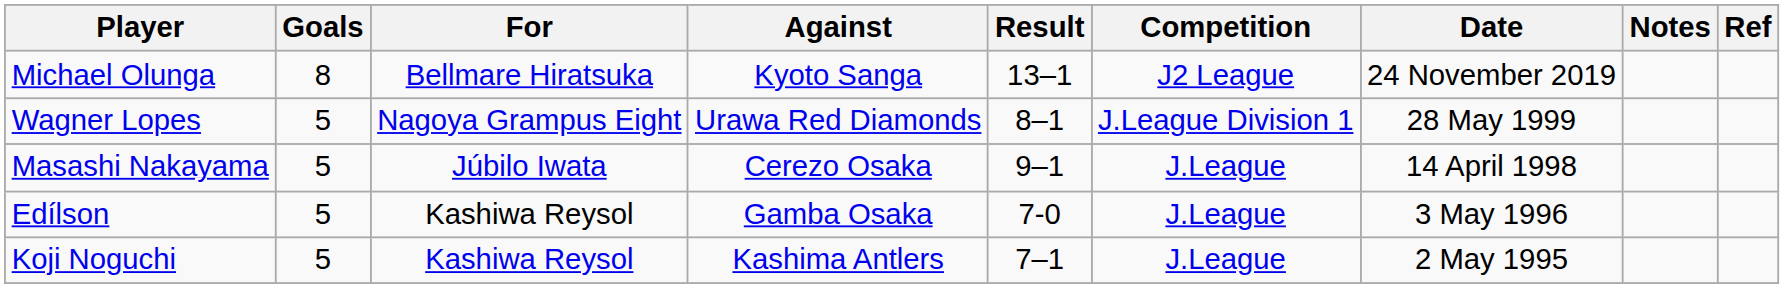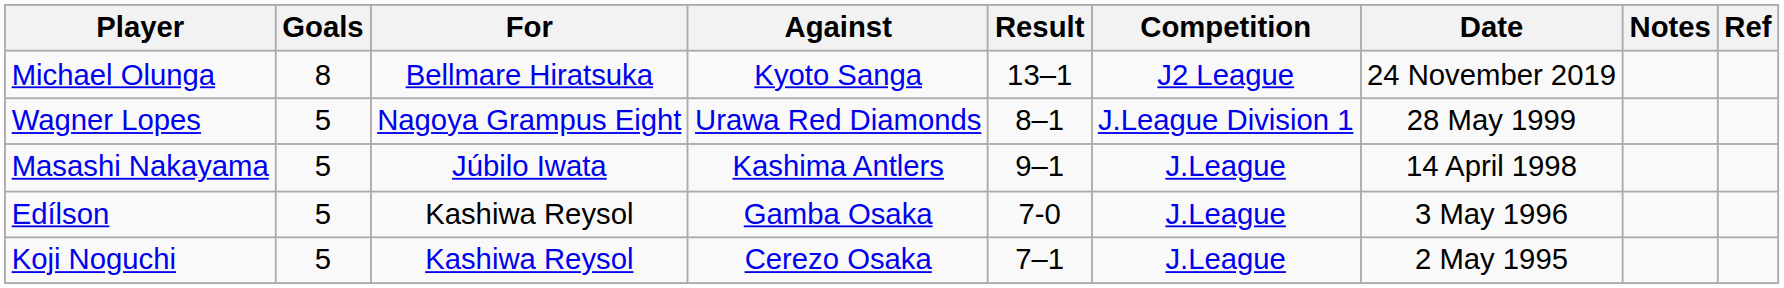(838, 167) Cerezo Osaka -> (838, 167) Kashima Antlers
(838, 259) Kashima Antlers -> (838, 259) Cerezo Osaka
